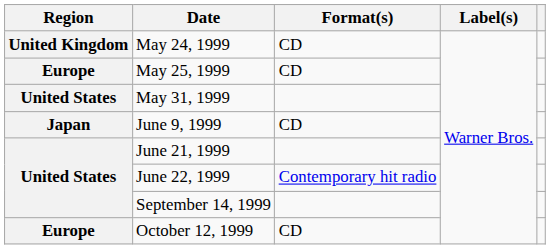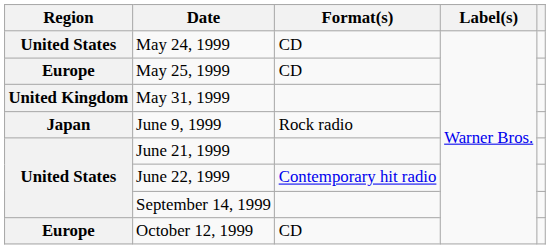(68, 44) United Kingdom -> (68, 44) United States
(68, 97) United States -> (68, 97) United Kingdom
(290, 124) CD -> (316, 124) Rock radio
